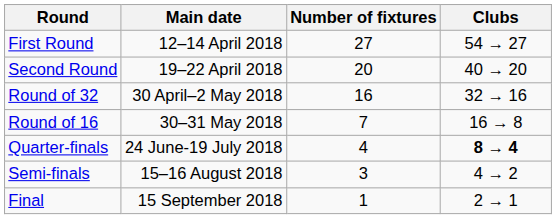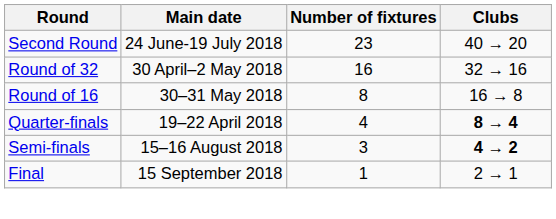- row: (51, 43)
(221, 69) 19–22 April 2018 -> (204, 43) 24 June-19 July 2018
(363, 69) 20 -> (363, 43) 23
(363, 122) 7 -> (363, 95) 8
(204, 148) 24 June-19 July 2018 -> (221, 122) 19–22 April 2018
(496, 174) normal -> (496, 148) bold
